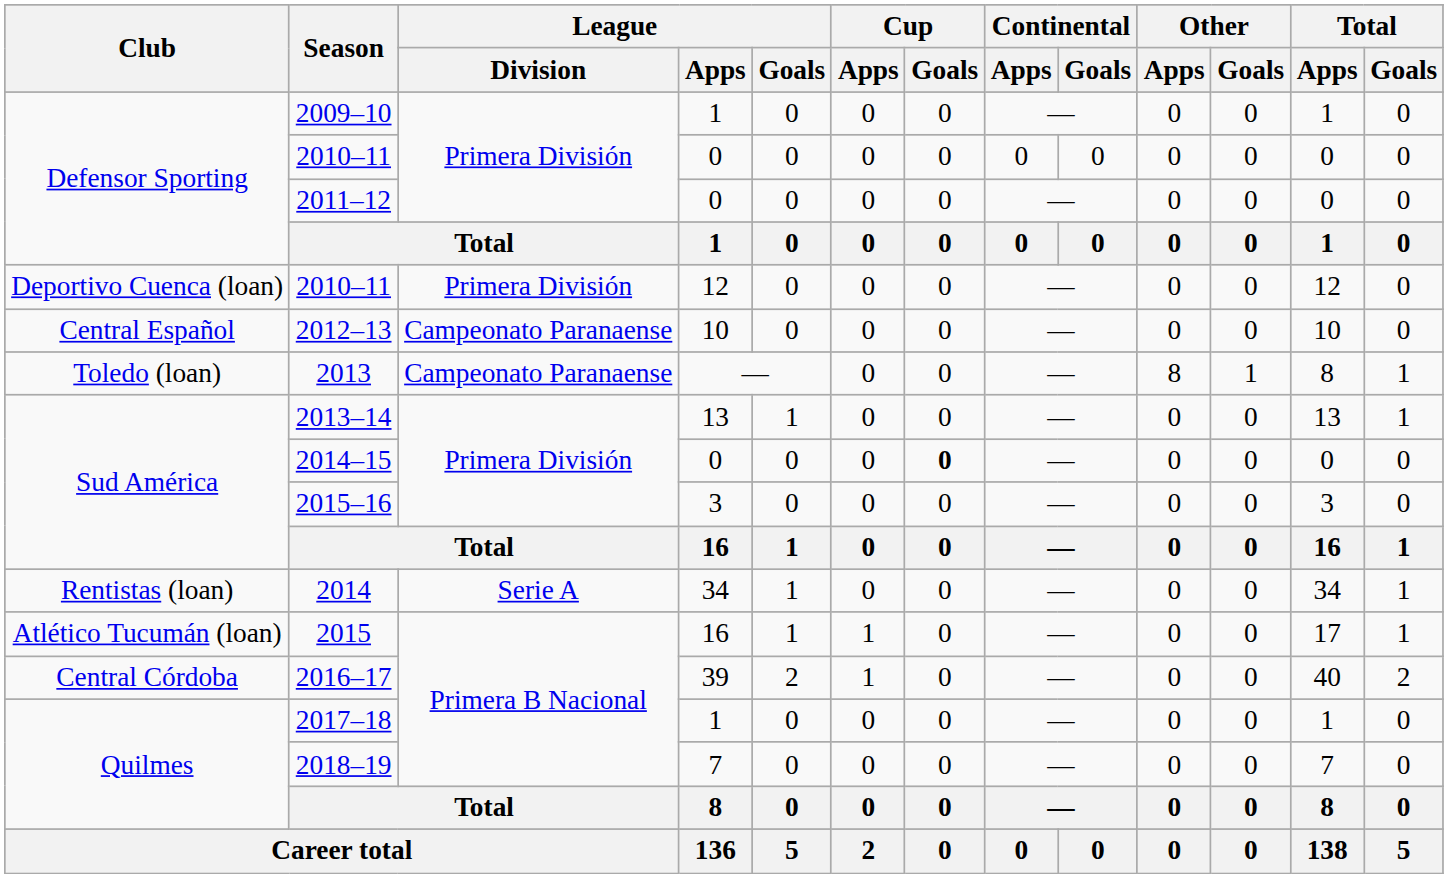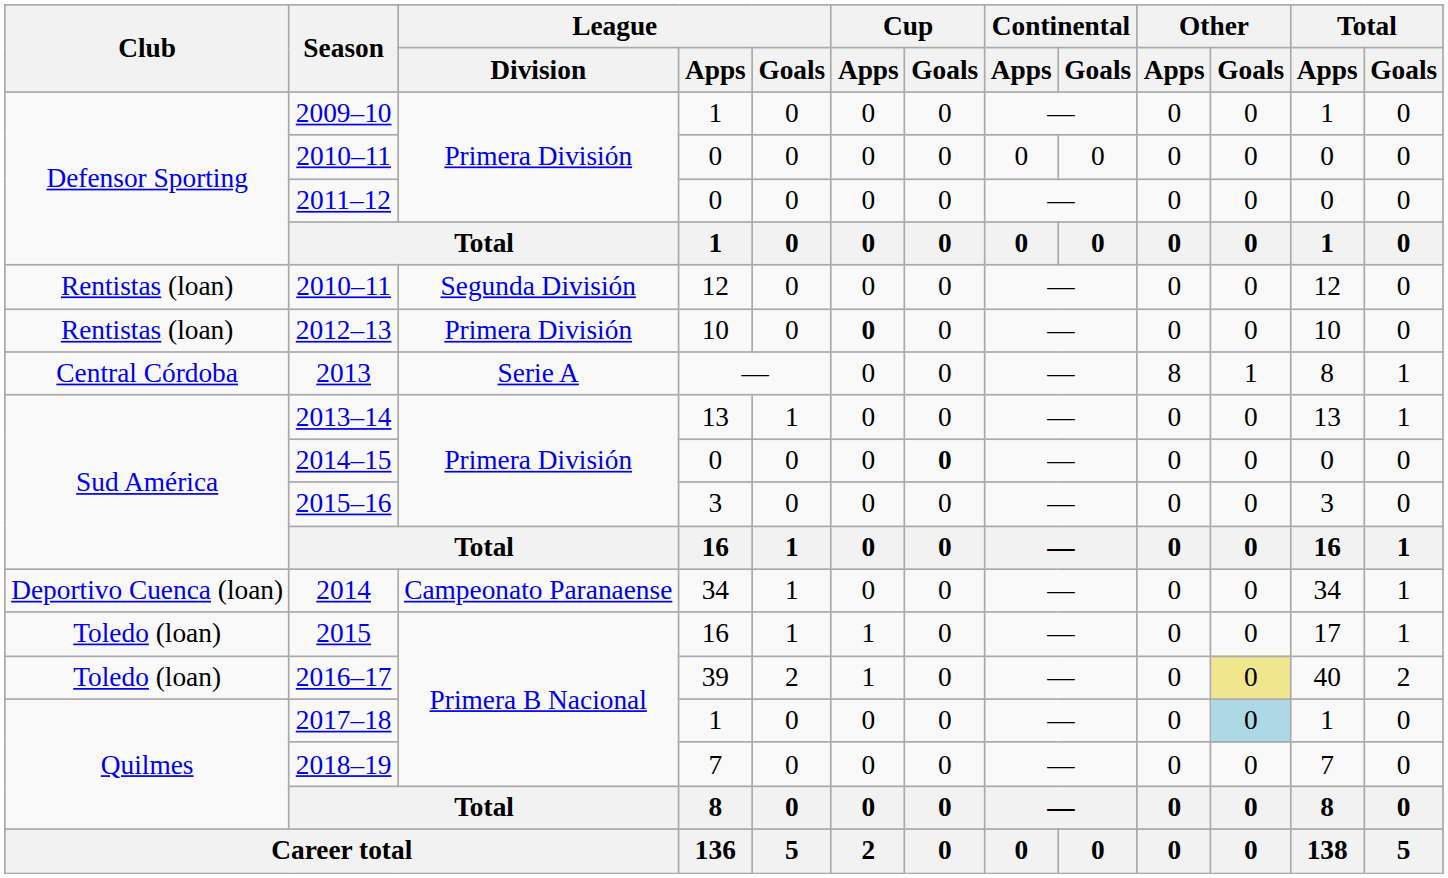(147, 286) Deportivo Cuenca (loan) -> (147, 286) Rentistas (loan)
(538, 286) Primera División -> (538, 286) Segunda División
(147, 329) Central Español -> (147, 329) Rentistas (loan)
(538, 329) Campeonato Paranaense -> (538, 329) Primera División
(868, 329) normal -> (868, 329) bold
(147, 373) Toledo (loan) -> (147, 373) Central Córdoba
(538, 373) Campeonato Paranaense -> (538, 373) Serie A
(147, 590) Rentistas (loan) -> (147, 590) Deportivo Cuenca (loan)
(538, 590) Serie A -> (538, 590) Campeonato Paranaense
(147, 633) Atlético Tucumán (loan) -> (147, 633) Toledo (loan)
(147, 677) Central Córdoba -> (147, 677) Toledo (loan)
(1251, 677) no background -> (1251, 677) khaki background
(1251, 720) no background -> (1251, 720) lightblue background
